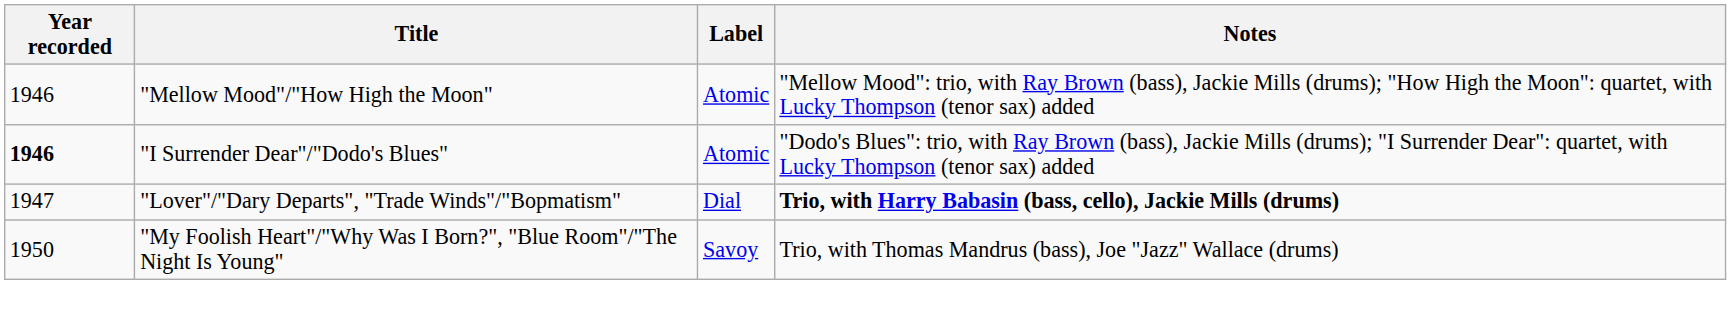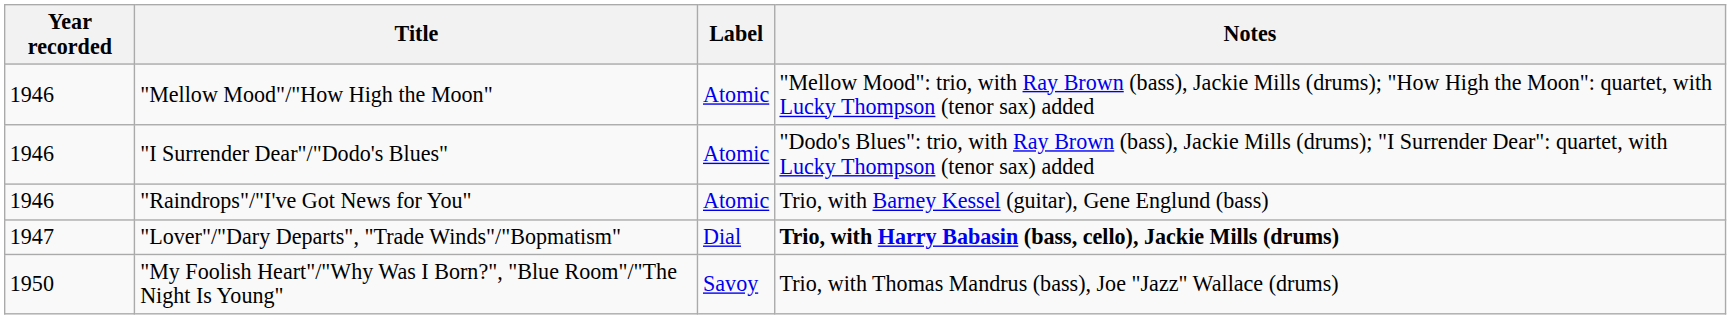(32, 154) bold -> (32, 154) normal
+ row: (306, 201)
